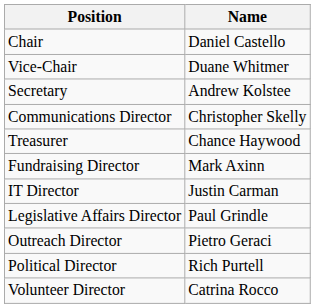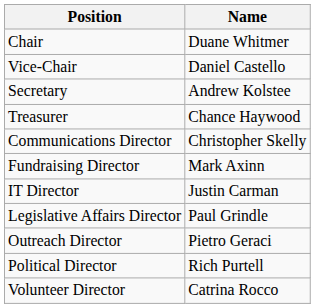(237, 41) Daniel Castello -> (238, 41) Duane Whitmer
(238, 66) Duane Whitmer -> (237, 66) Daniel Castello
rows swapped: (38, 141) <-> (90, 116)
